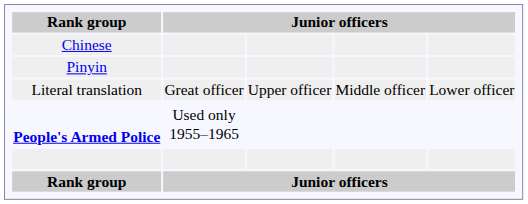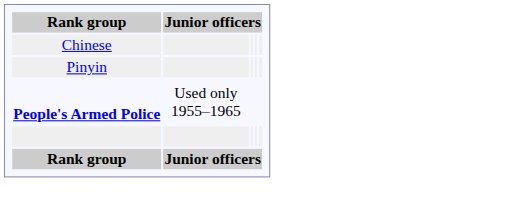- row: (87, 89)
